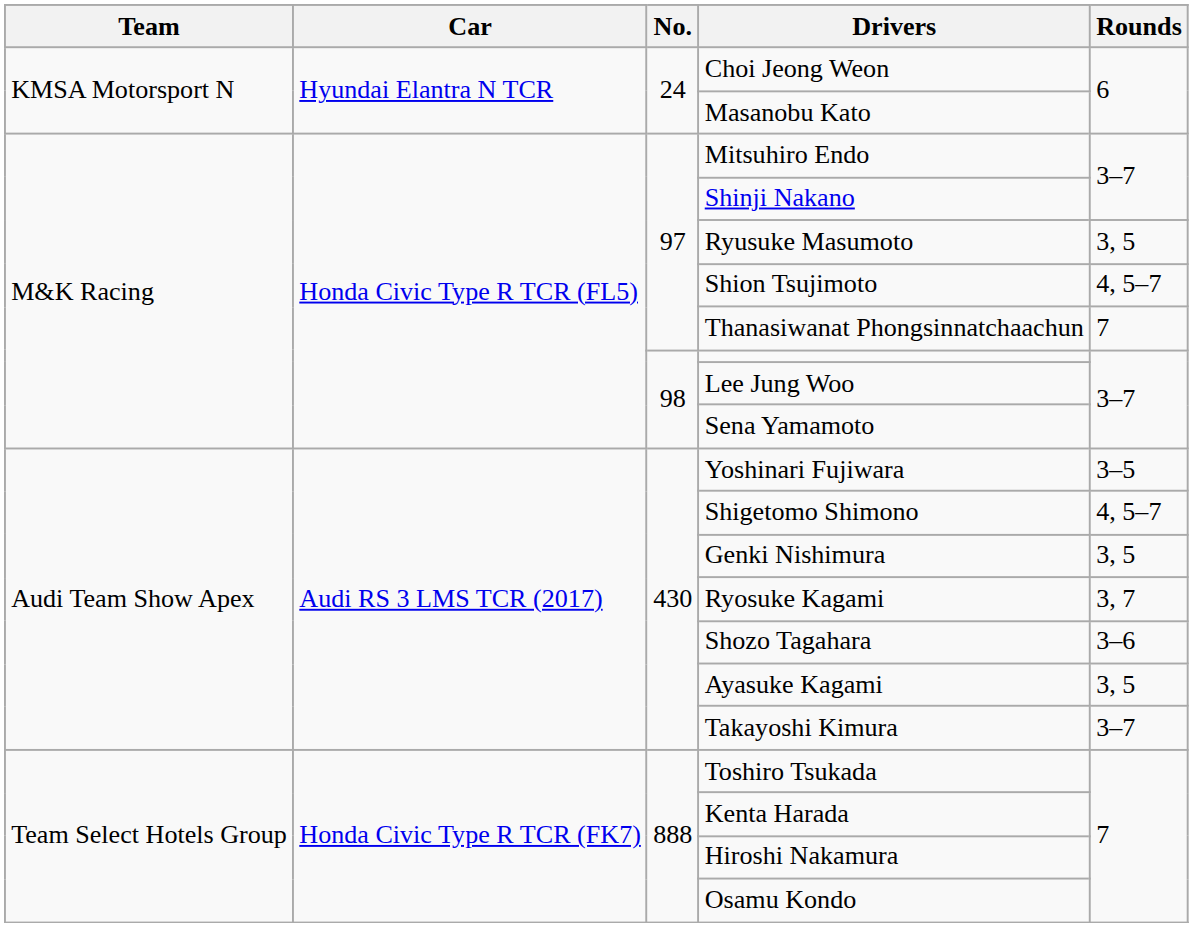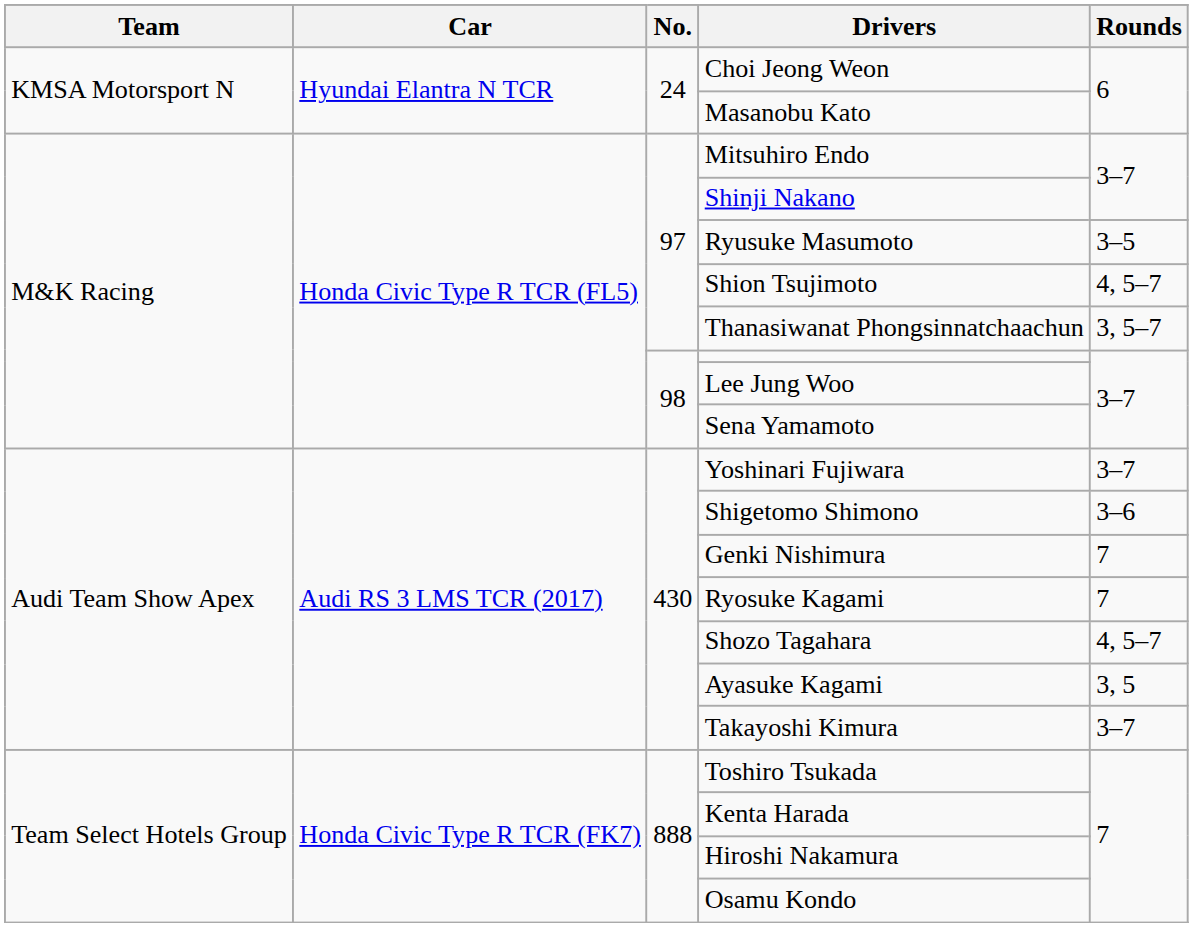(1116, 241) 3, 5 -> (1116, 241) 3–5
(1103, 327) 7 -> (1129, 327) 3, 5–7
(1116, 468) 3–5 -> (1116, 468) 3–7
(1129, 511) 4, 5–7 -> (1116, 511) 3–6
(1116, 554) 3, 5 -> (1103, 554) 7
(1116, 598) 3, 7 -> (1103, 598) 7
(1116, 641) 3–6 -> (1129, 641) 4, 5–7
